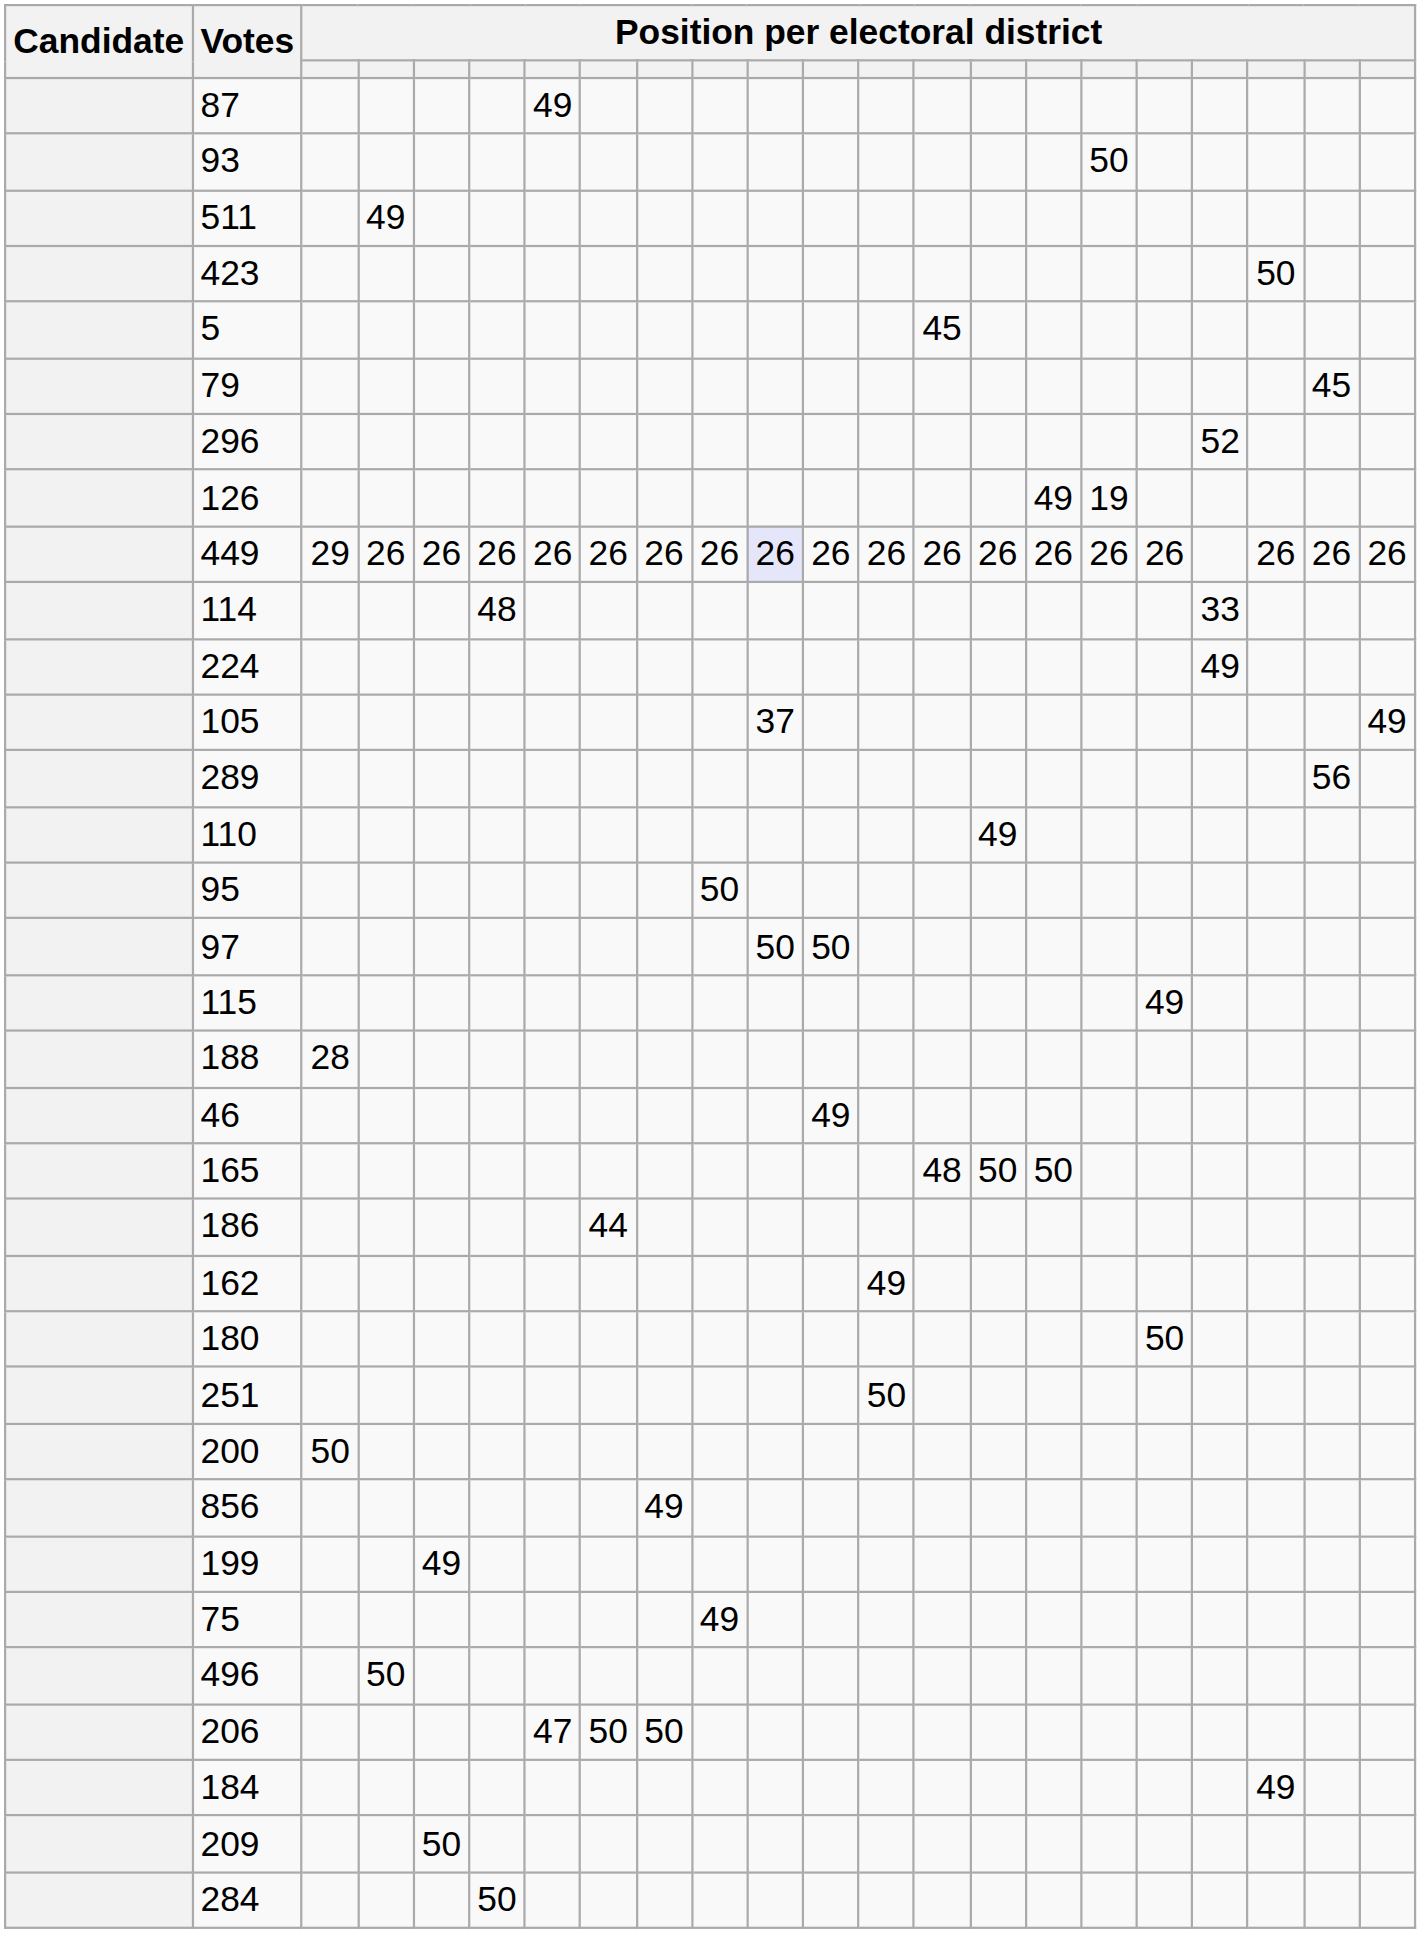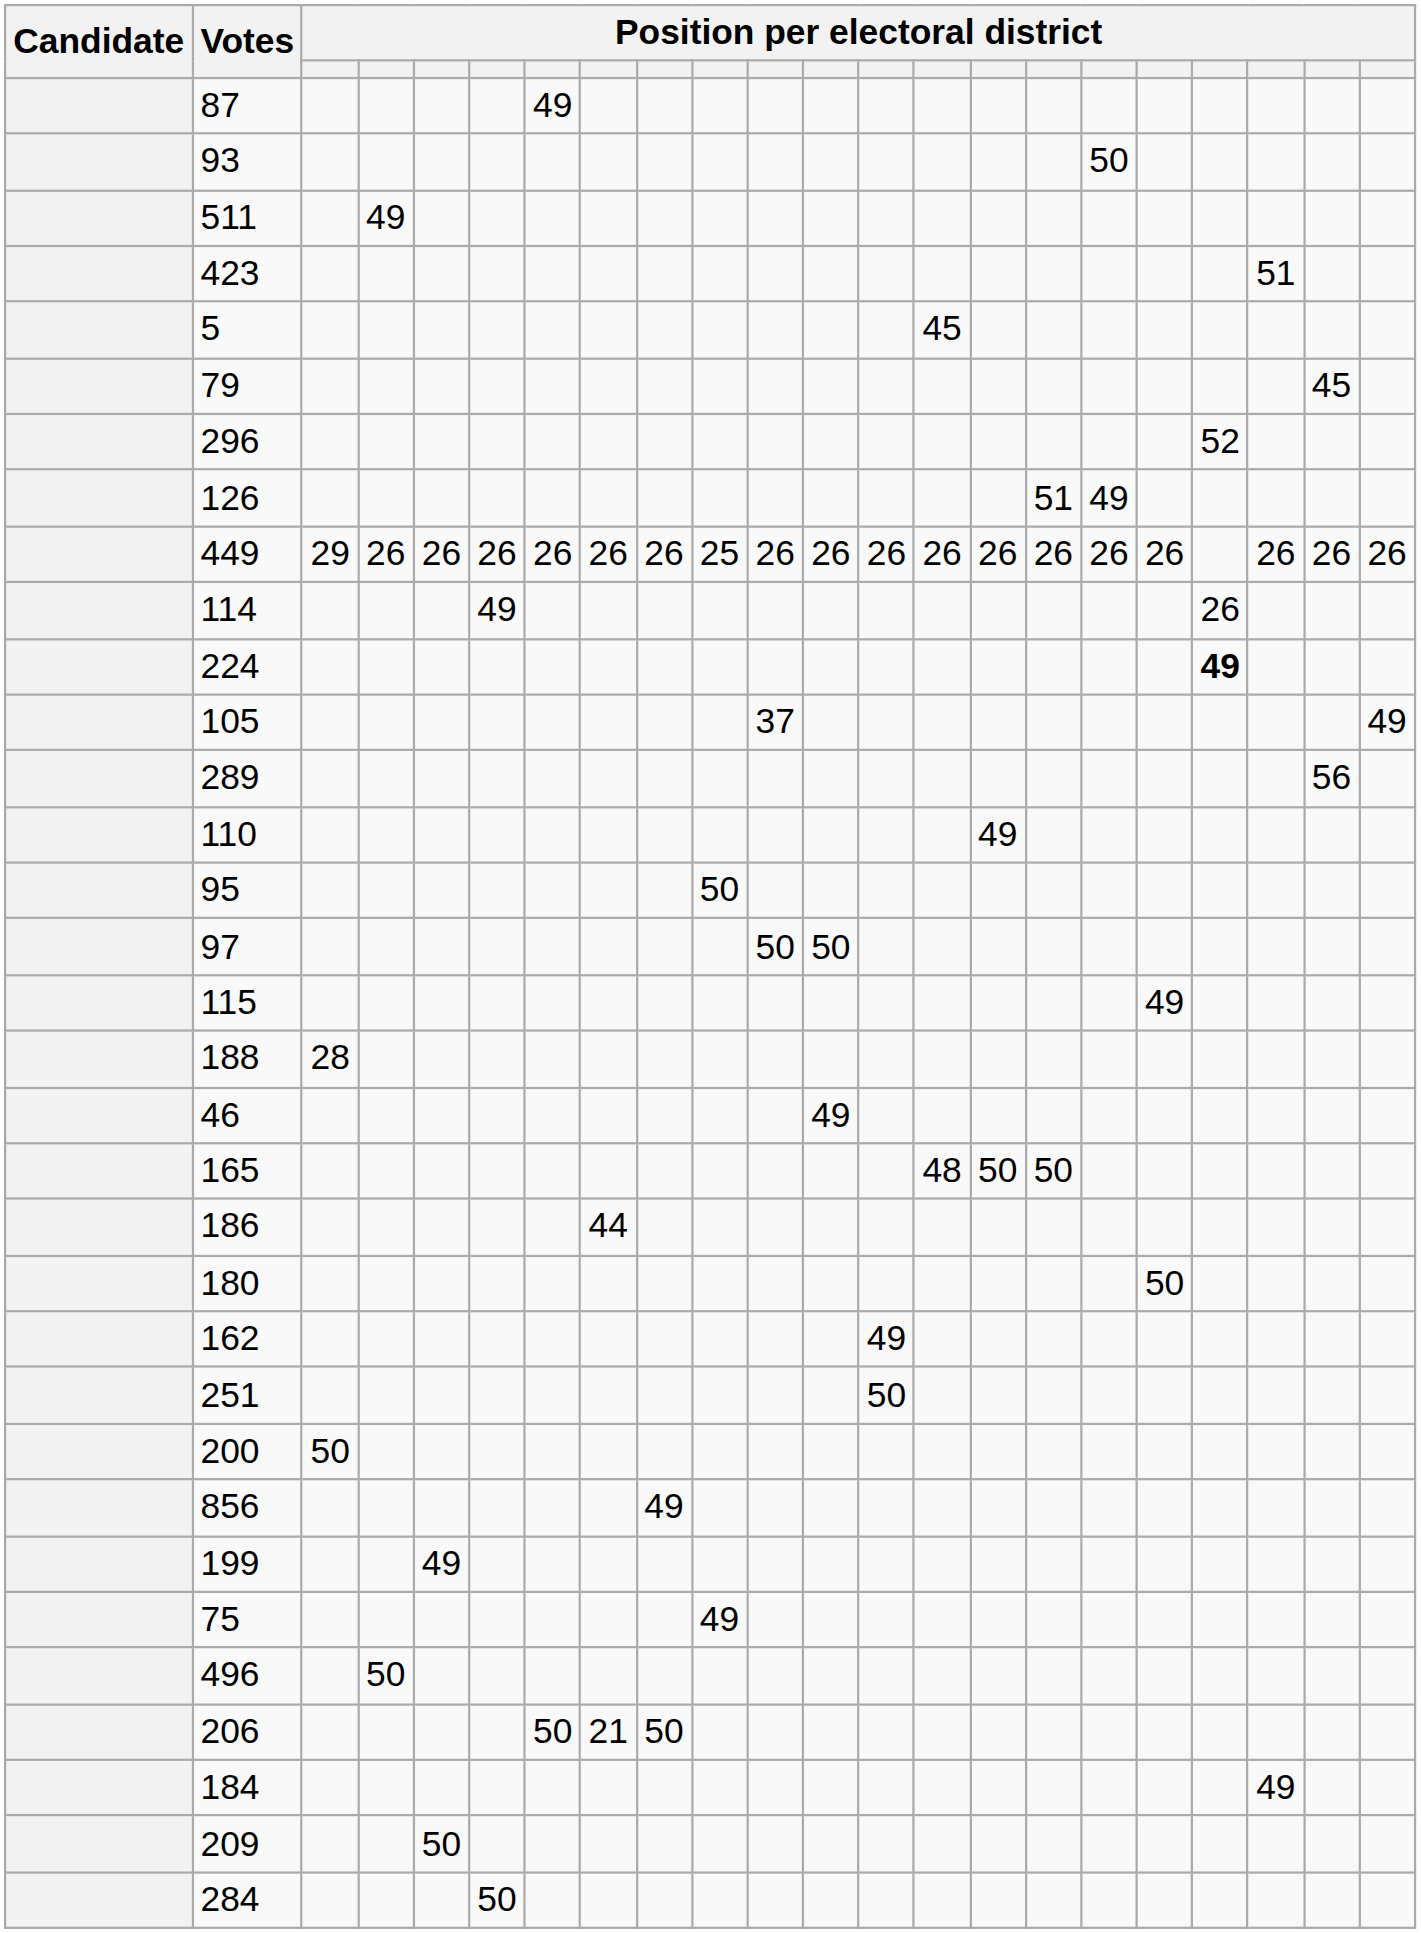(1276, 273) 50 -> (1276, 273) 51
(1053, 497) 49 -> (1053, 497) 51
(1109, 497) 19 -> (1109, 497) 49
(720, 553) 26 -> (720, 553) 25
(775, 553) lavender background -> (775, 553) no background
(497, 609) 48 -> (497, 609) 49
(1220, 609) 33 -> (1220, 609) 26
(1220, 665) normal -> (1220, 665) bold
rows swapped: (230, 1282) <-> (230, 1338)
(553, 1731) 47 -> (553, 1731) 50
(608, 1731) 50 -> (608, 1731) 21
